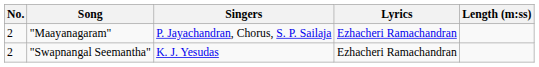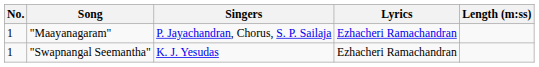(10, 33) 2 -> (10, 33) 1
(10, 52) 2 -> (10, 52) 1
